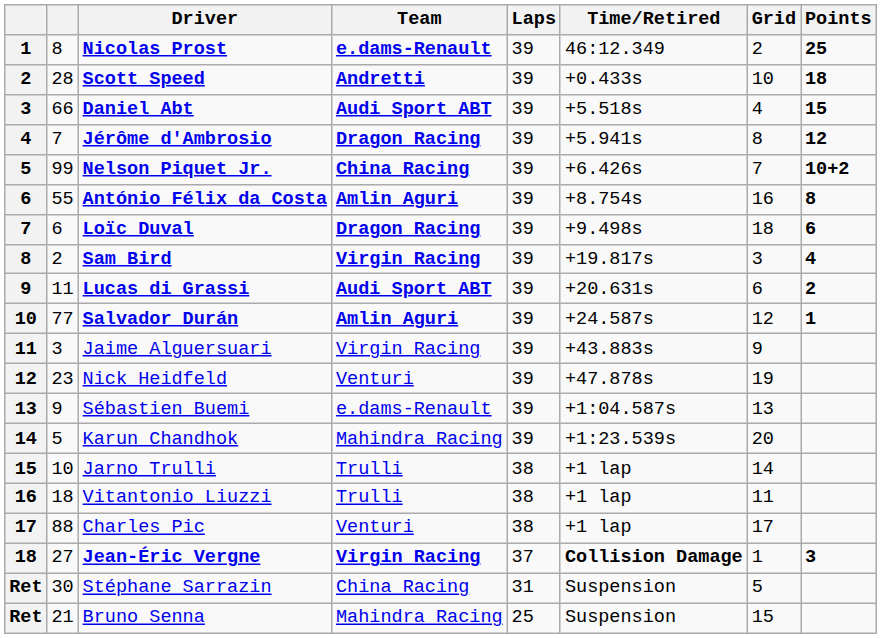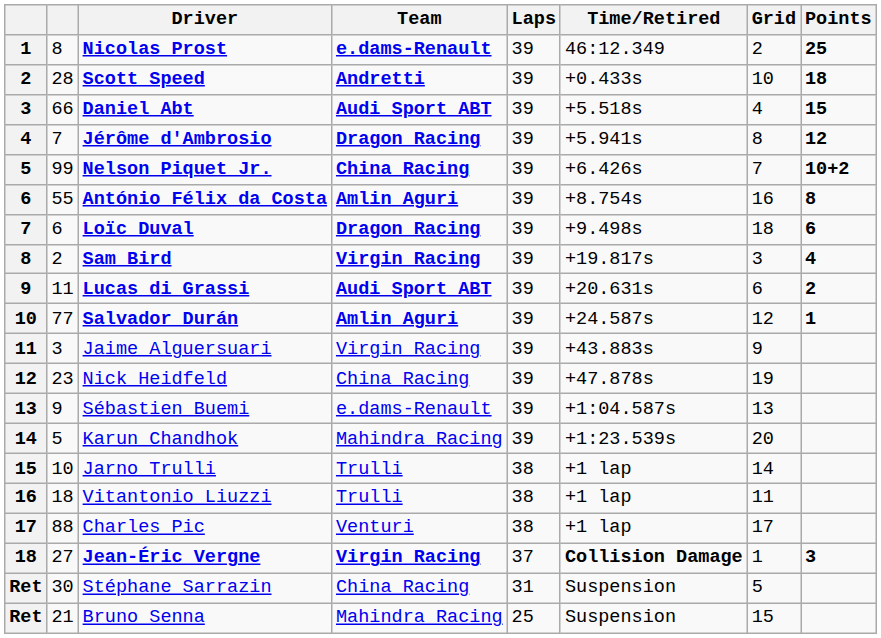(375, 379) Venturi -> (403, 379) China Racing
